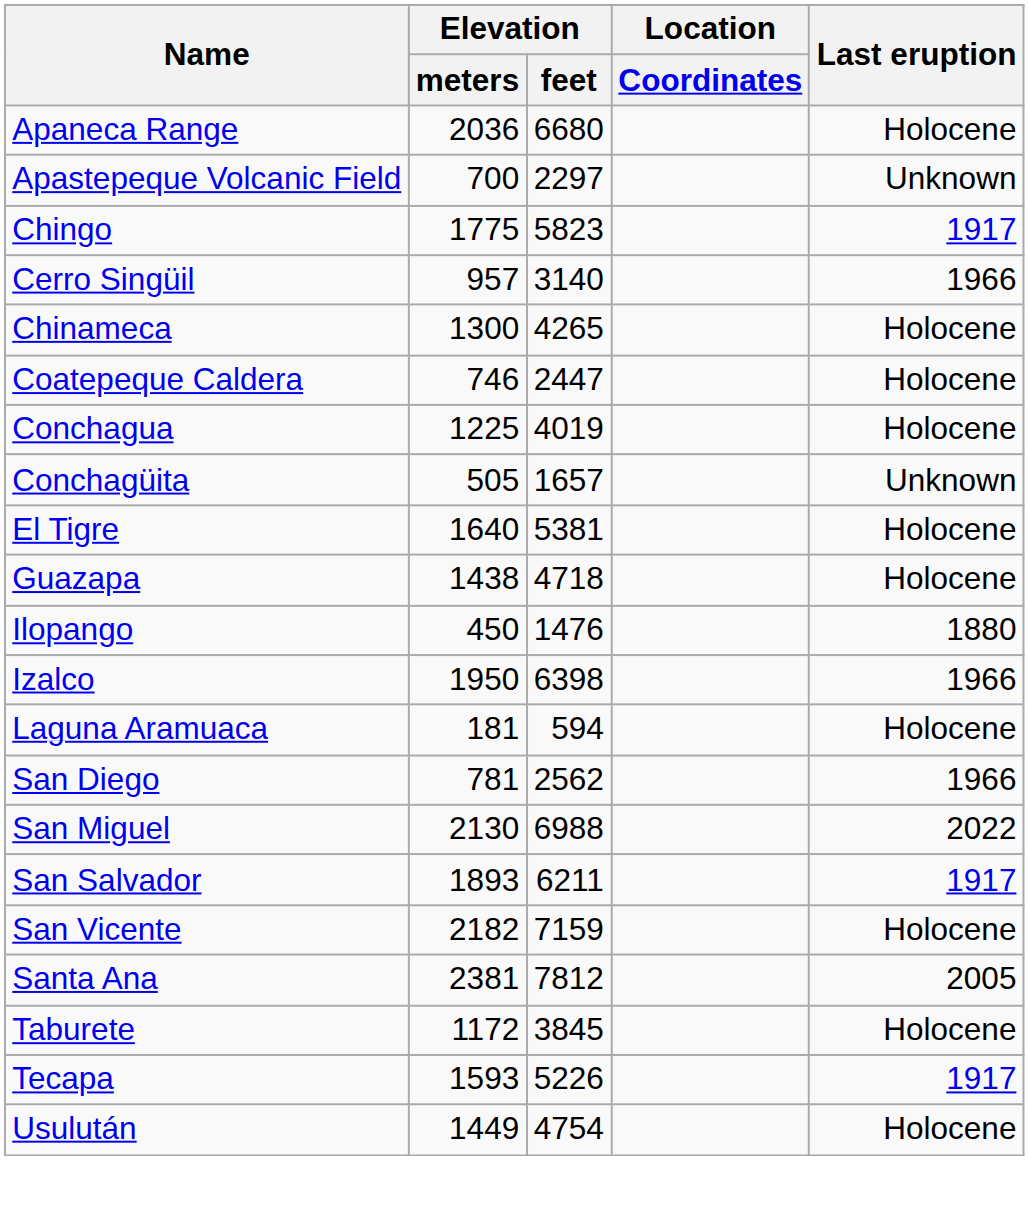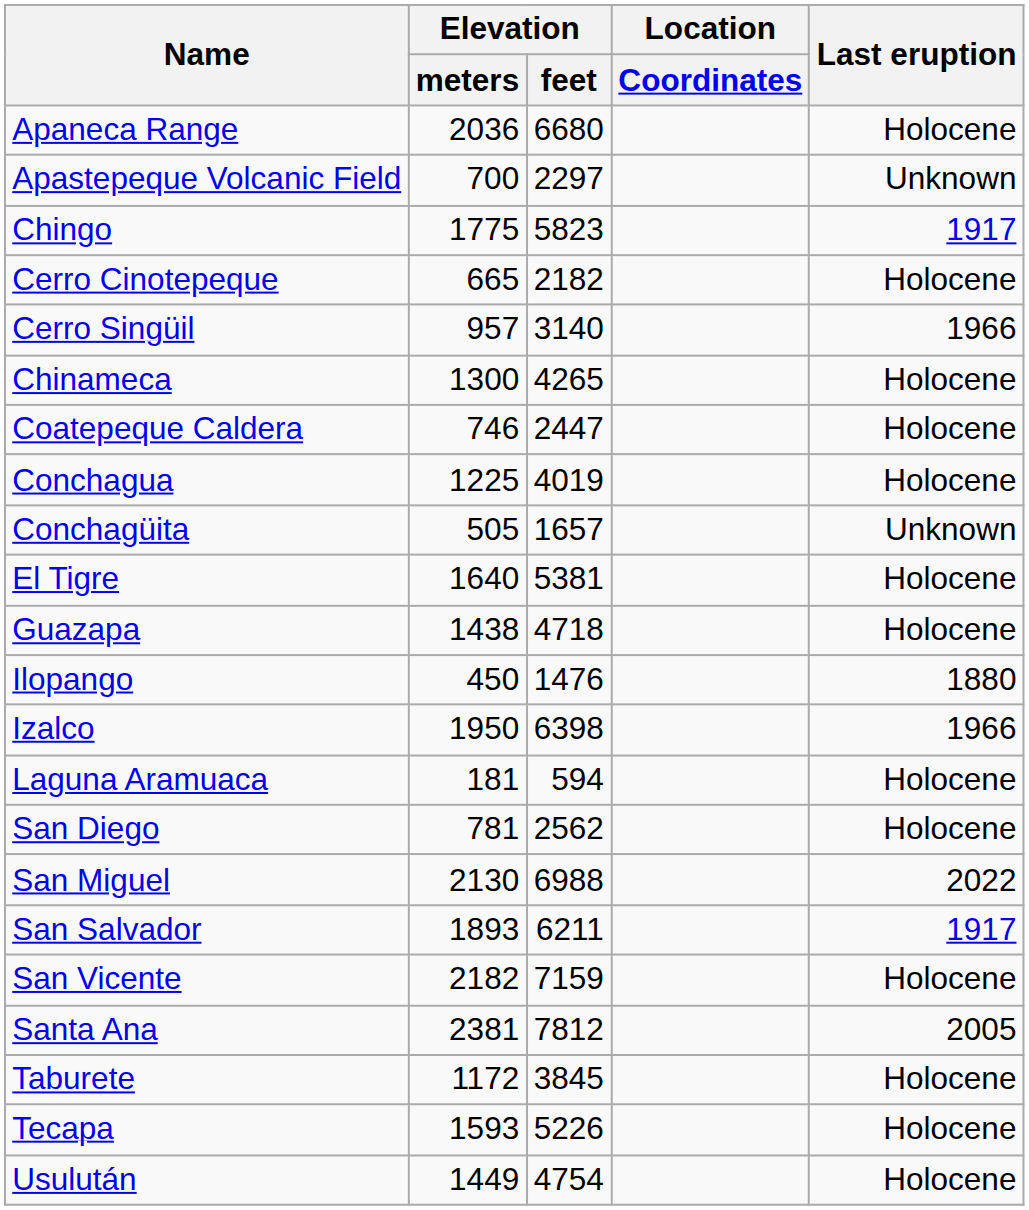+ row: (145, 279)
(981, 779) 1966 -> (950, 829) Holocene
(981, 1079) 1917 -> (950, 1129) Holocene
